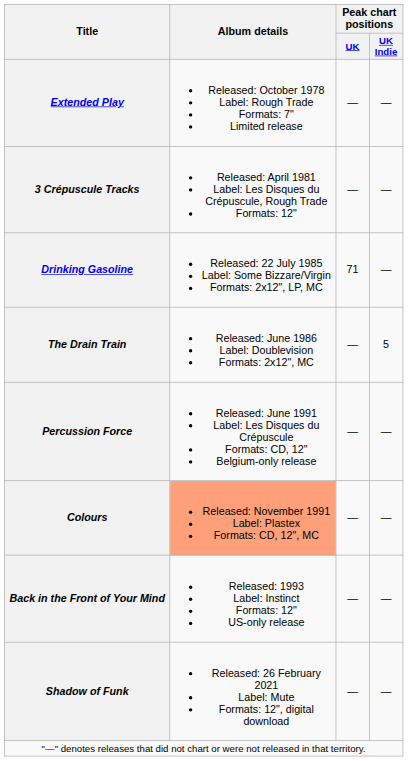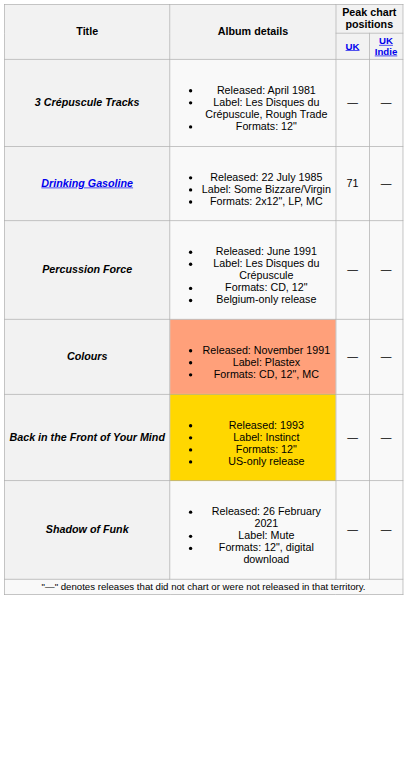- row: (87, 102)
- row: (87, 344)
(253, 605) no background -> (253, 443) gold background
